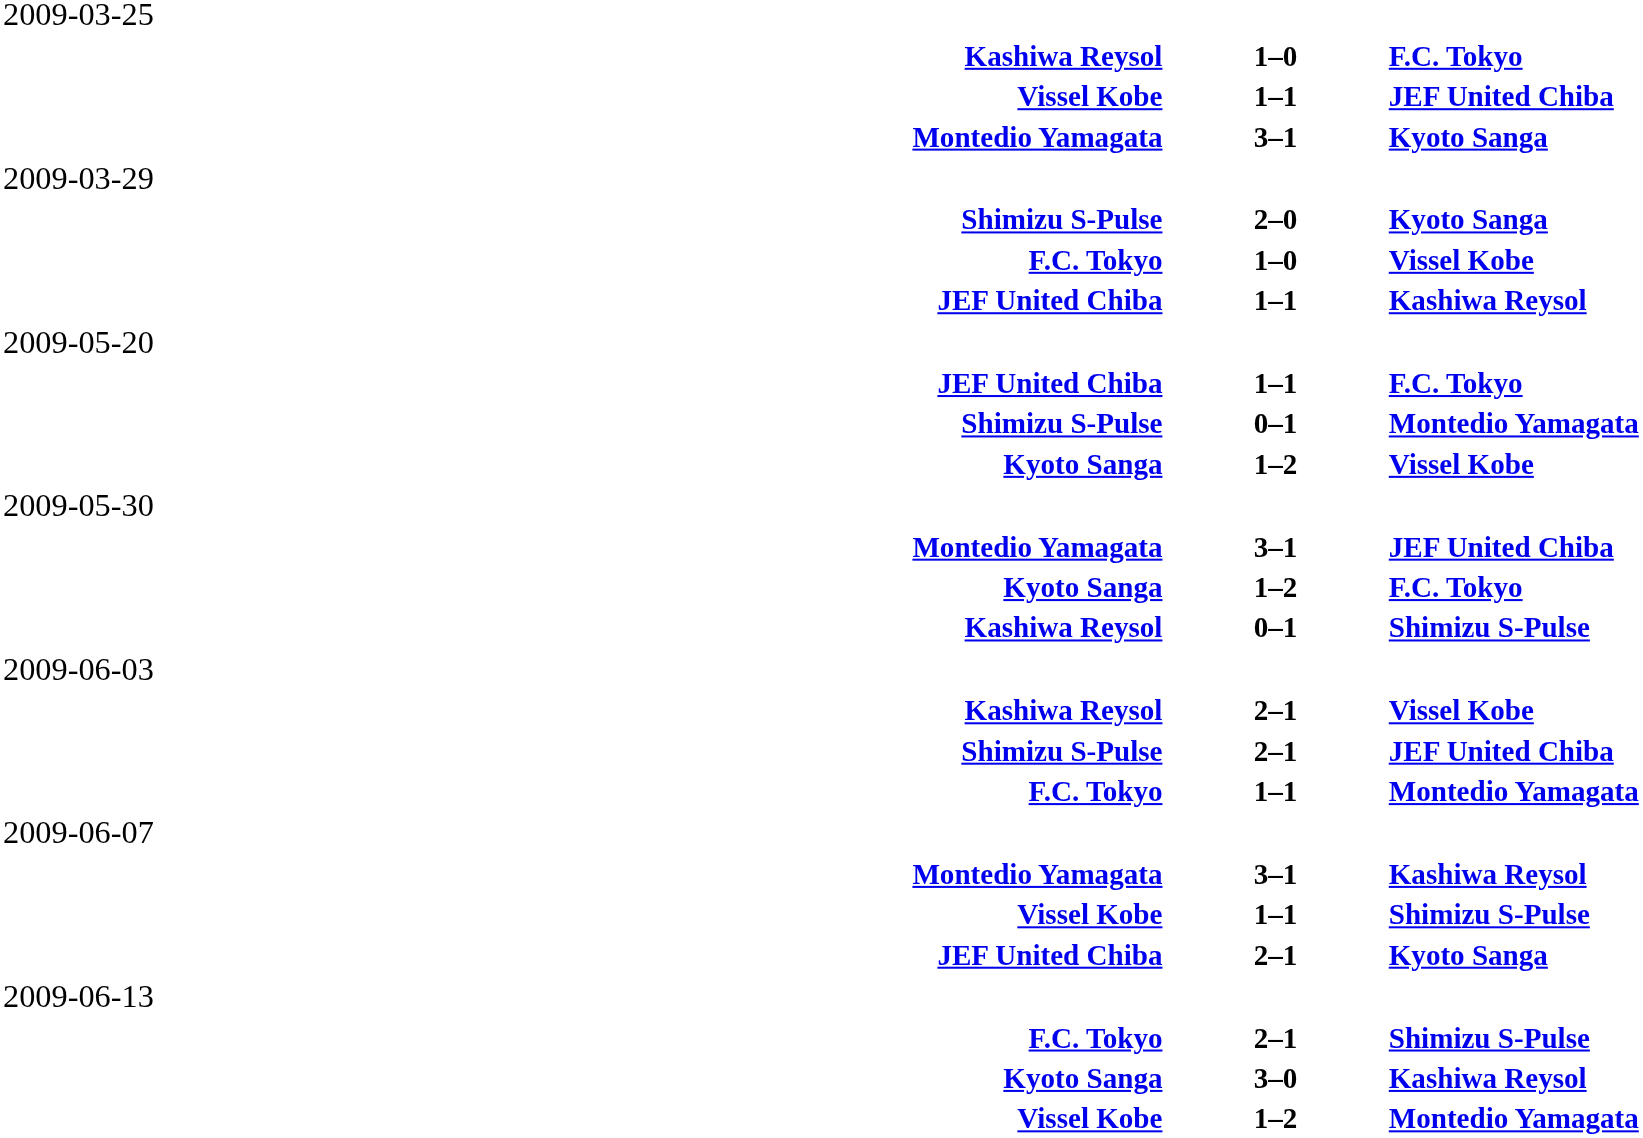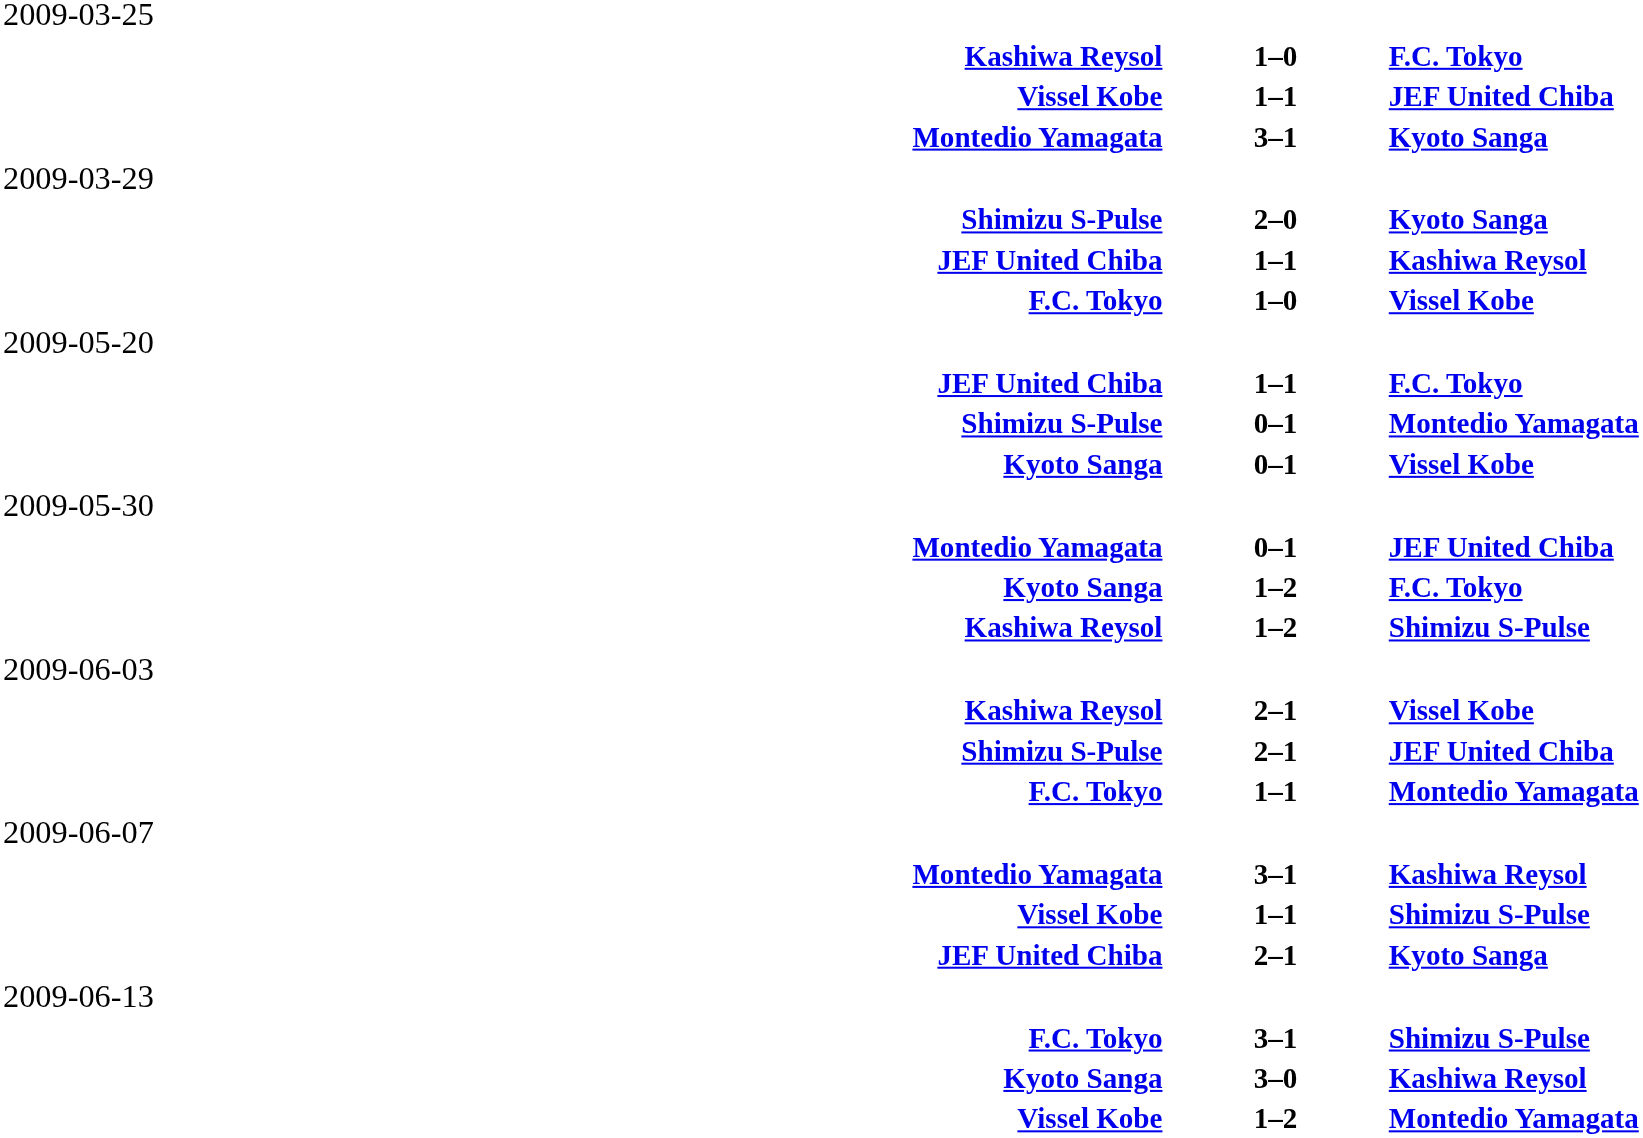rows swapped: (1096, 260) <-> (1050, 300)
(1276, 464) 1–2 -> (1276, 464) 0–1
(1276, 547) 3–1 -> (1276, 547) 0–1
(1276, 627) 0–1 -> (1276, 627) 1–2
(1276, 1037) 2–1 -> (1276, 1037) 3–1
